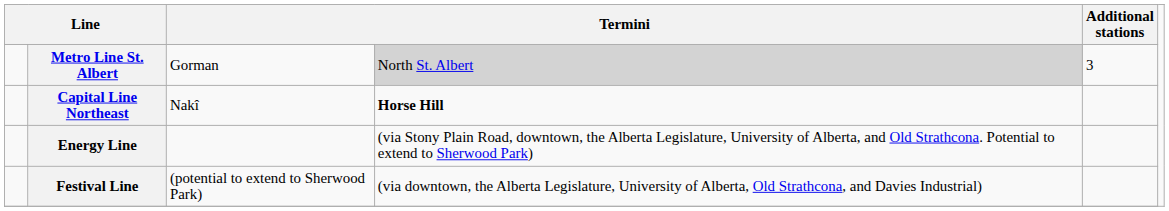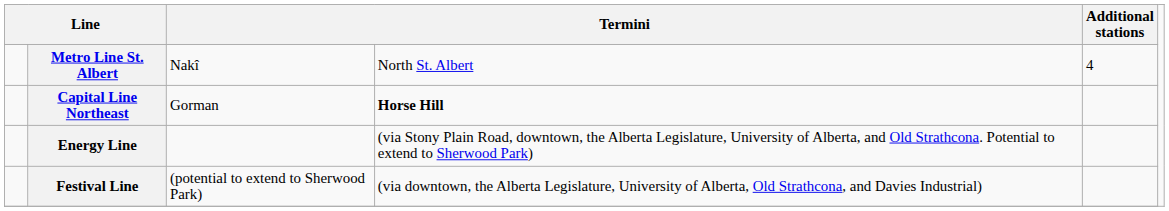(194, 65) Gorman -> (184, 65) Nakî
(426, 65) lightgrey background -> (426, 65) no background
(1090, 65) 3 -> (1090, 65) 4
(184, 105) Nakî -> (194, 105) Gorman
